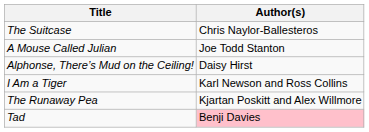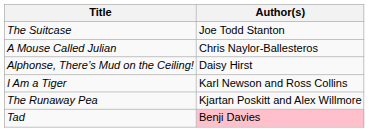(258, 30) Chris Naylor-Ballesteros -> (242, 30) Joe Todd Stanton
(242, 48) Joe Todd Stanton -> (258, 48) Chris Naylor-Ballesteros
